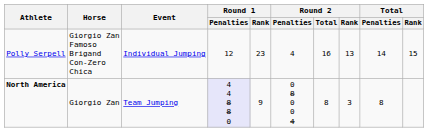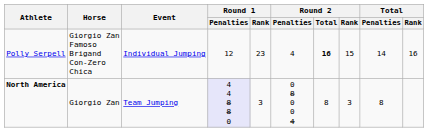(326, 53) normal -> (326, 53) bold
(349, 53) 13 -> (349, 53) 15
(413, 53) 15 -> (413, 53) 16
(261, 103) 9 -> (261, 103) 3
